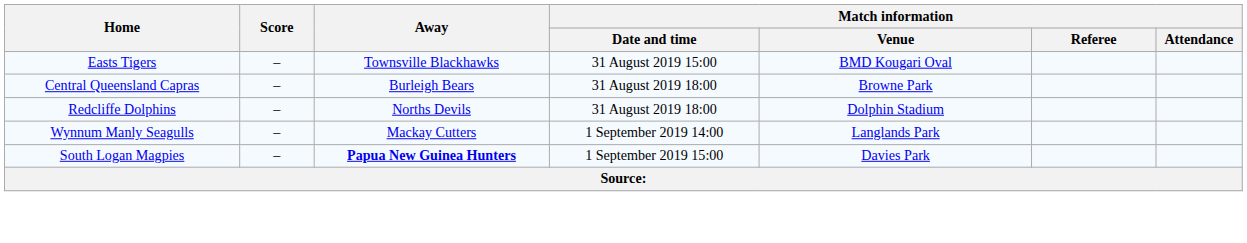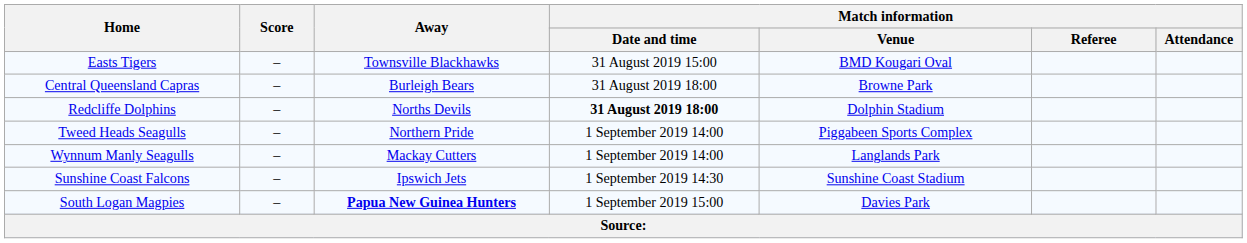(654, 109) normal -> (654, 109) bold
+ row: (122, 132)
+ row: (122, 179)
